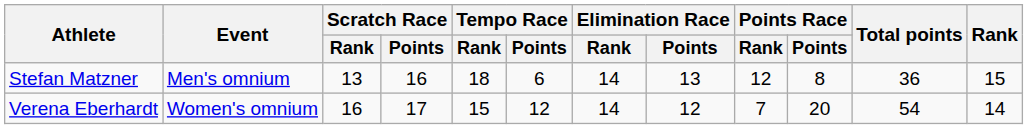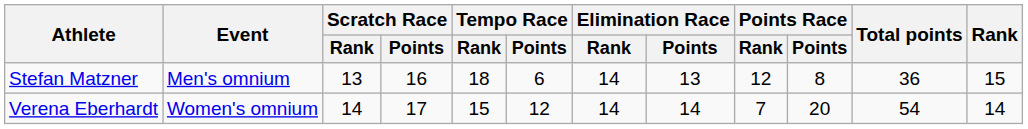(352, 108) 16 -> (352, 108) 14
(690, 108) 12 -> (690, 108) 14
